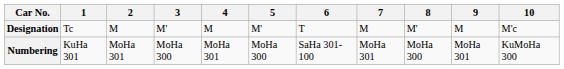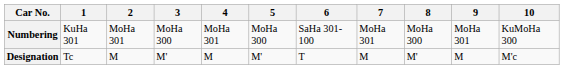rows swapped: (33, 28) <-> (33, 50)
